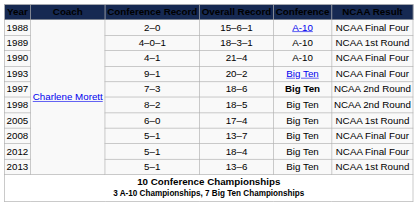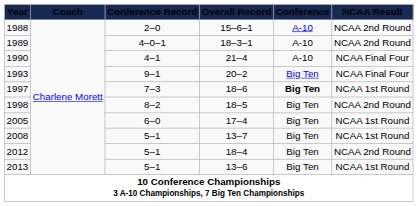(372, 27) NCAA Final Four -> (372, 27) NCAA 2nd Round
(372, 43) NCAA 1st Round -> (372, 43) NCAA 2nd Round
(372, 89) NCAA 2nd Round -> (372, 89) NCAA 1st Round
(372, 136) NCAA Final Four -> (372, 136) NCAA 1st Round
(372, 151) NCAA Final Four -> (372, 151) NCAA 2nd Round
